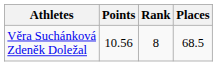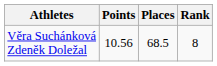columns swapped: (193, 15) <-> (156, 15)
